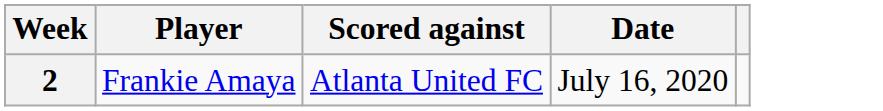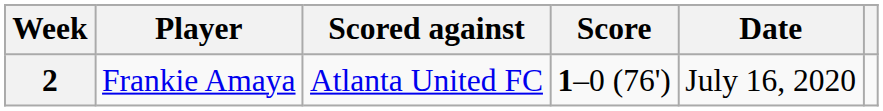+ column: (614, 29)
